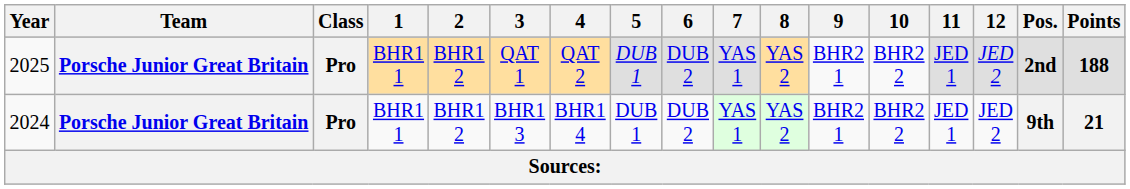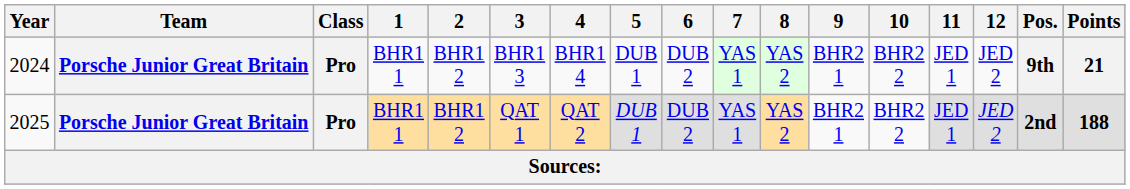rows swapped: (29, 121) <-> (29, 65)
